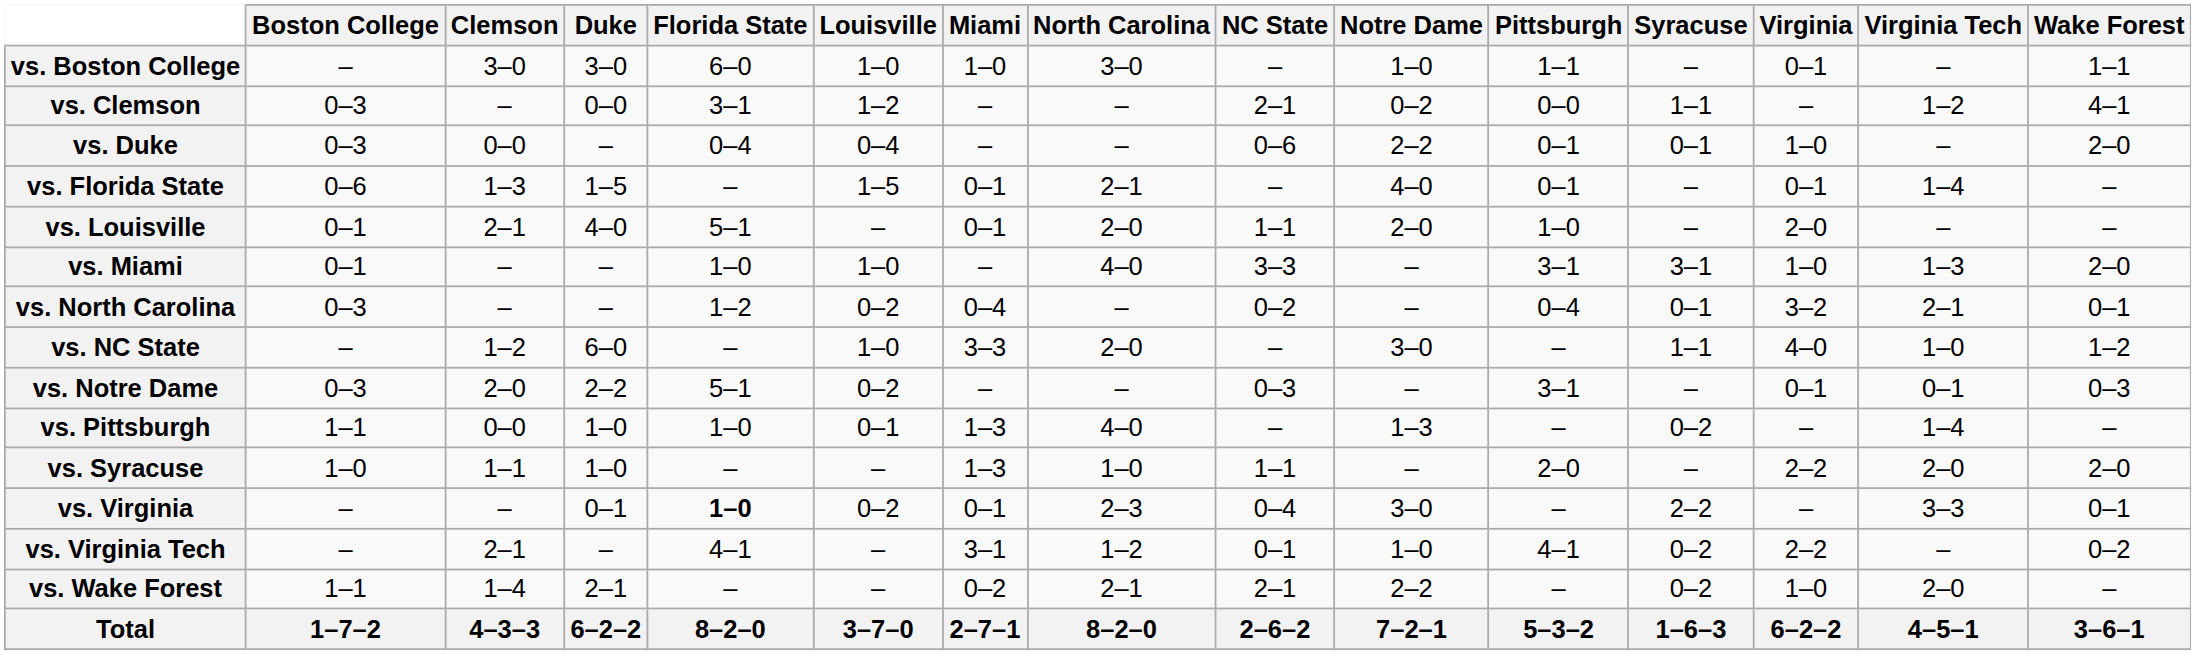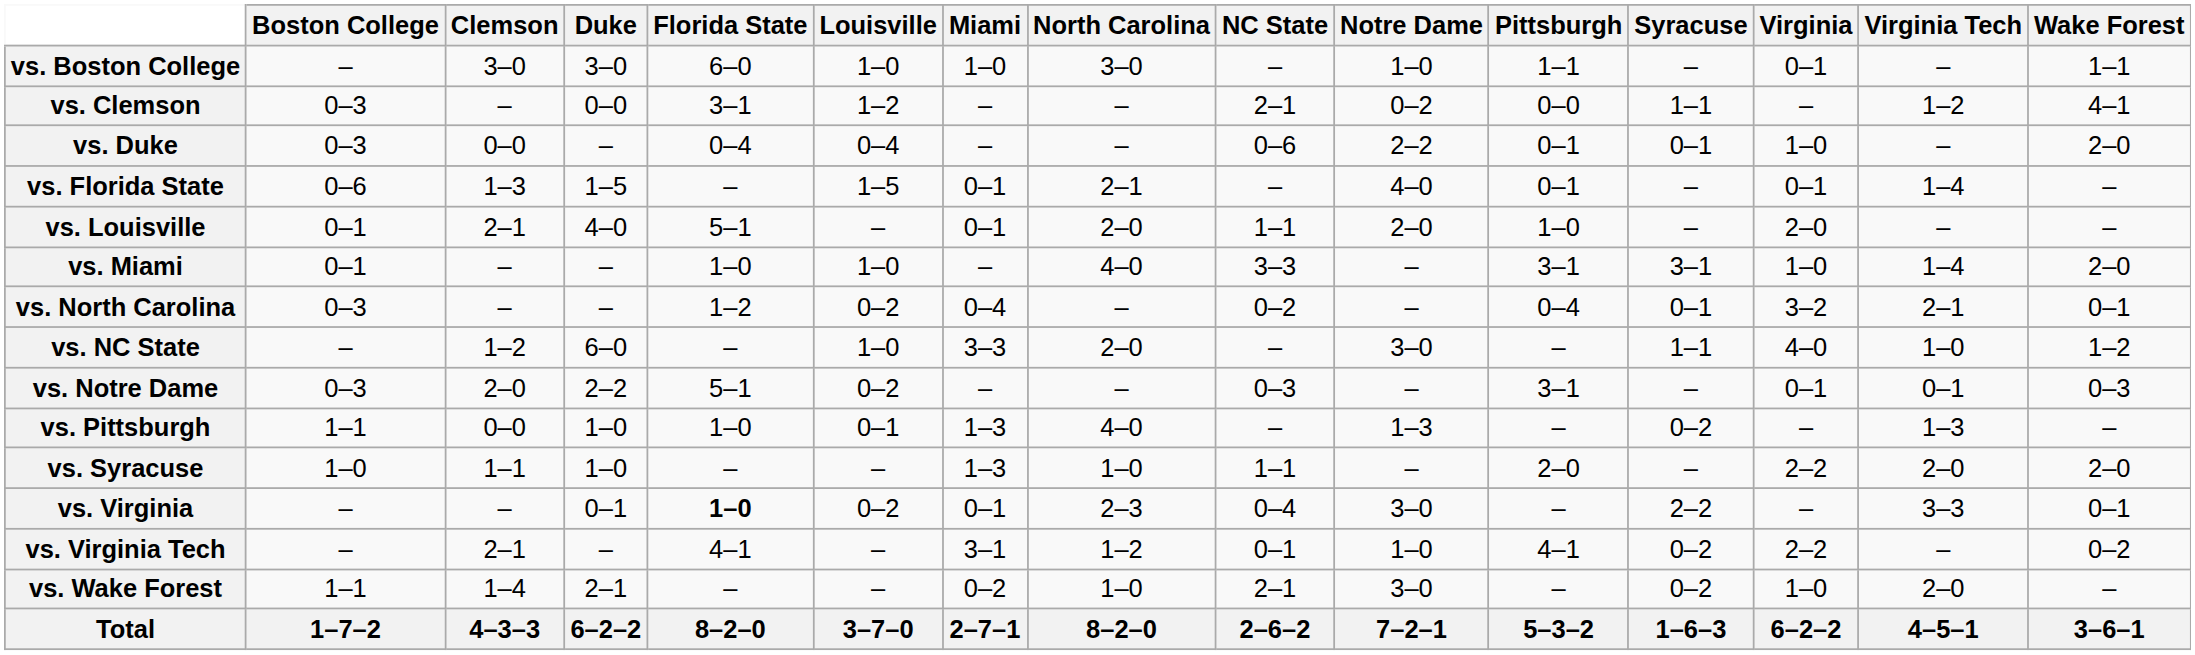(1943, 267) 1–3 -> (1943, 267) 1–4
(1943, 428) 1–4 -> (1943, 428) 1–3
(1121, 589) 2–1 -> (1121, 589) 1–0
(1411, 589) 2–2 -> (1411, 589) 3–0
